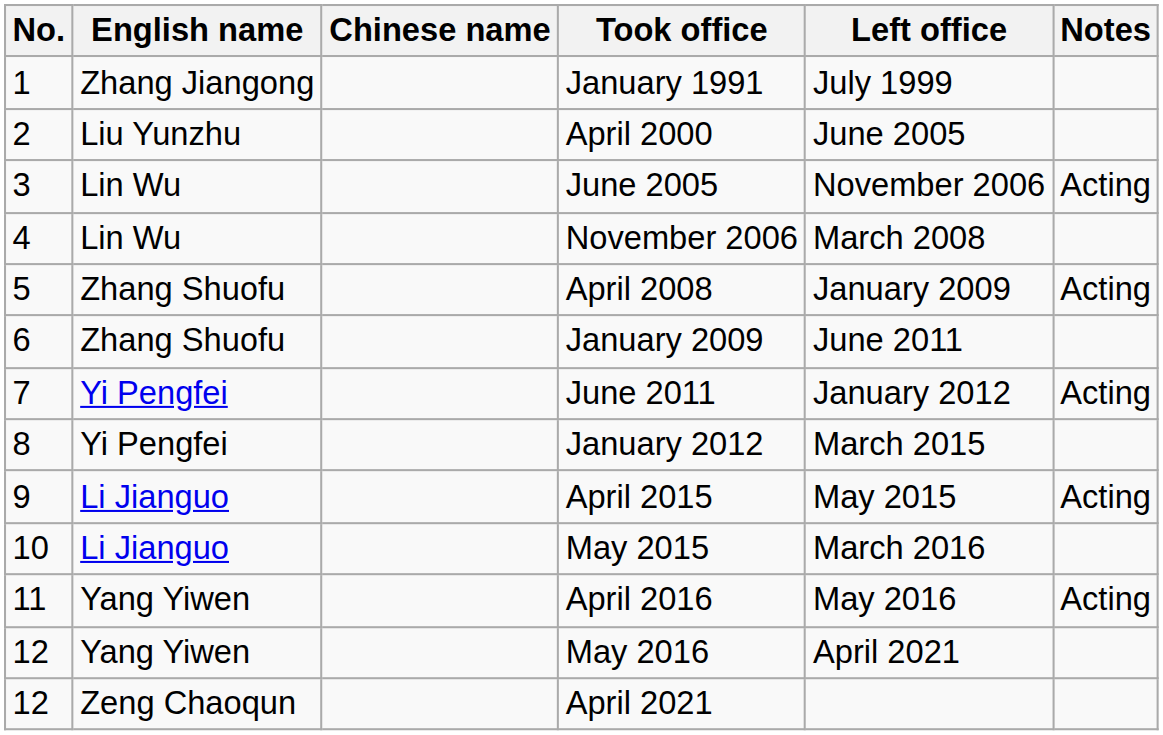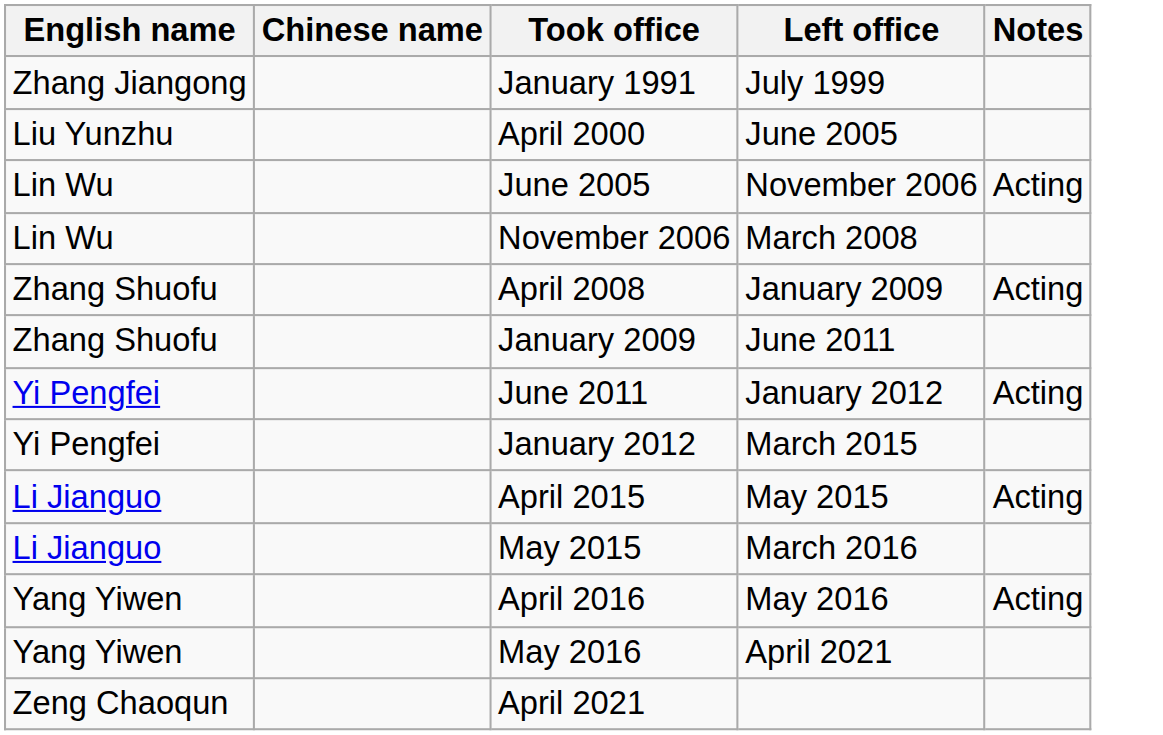- column: (39, 30)
